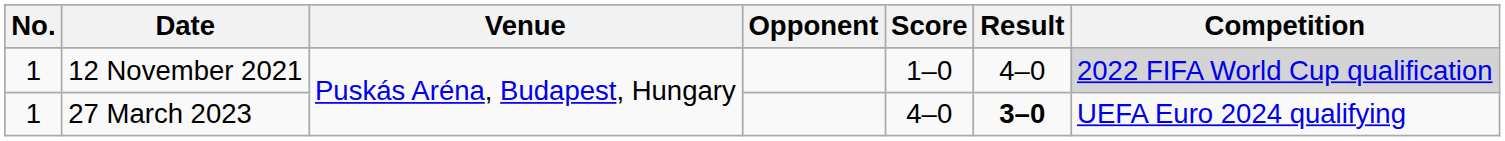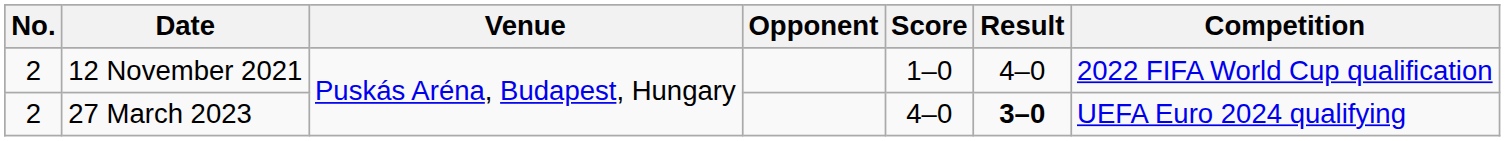(33, 69) 1 -> (33, 69) 2
(1285, 69) lightgrey background -> (1285, 69) no background
(33, 113) 1 -> (33, 113) 2
